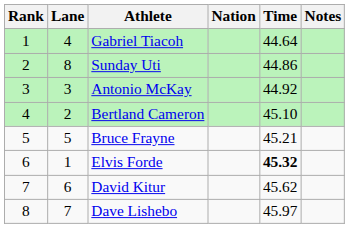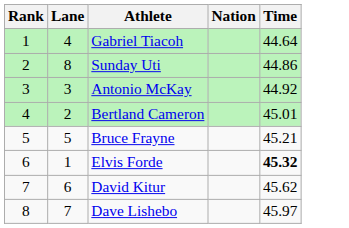- column: (323, 16)
(280, 114) 45.10 -> (280, 114) 45.01
